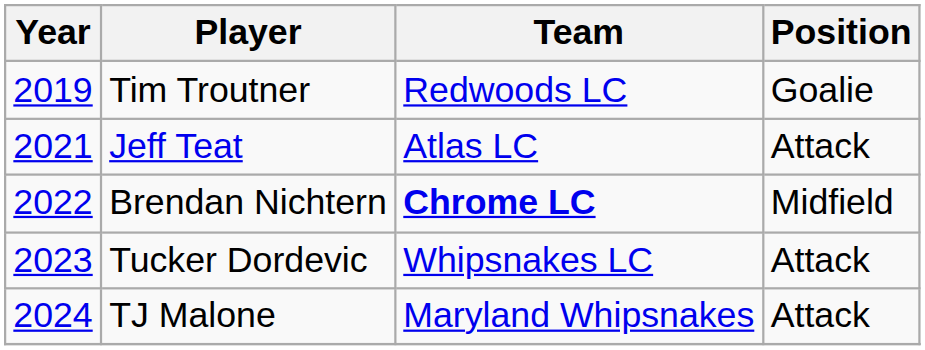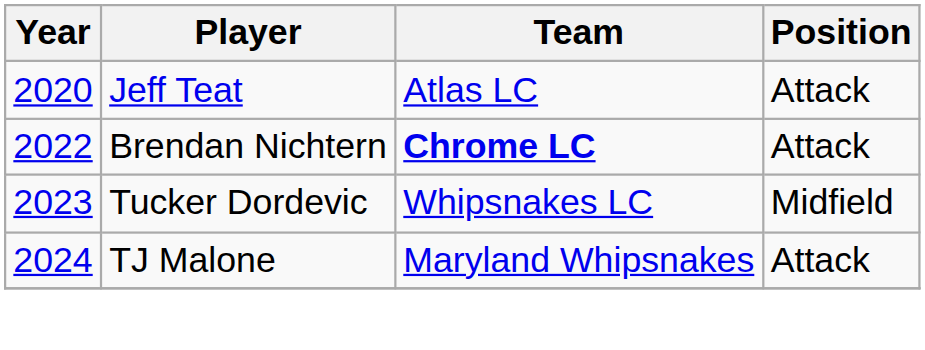- row: (210, 89)
(53, 145) 2021 -> (53, 89) 2020
(832, 202) Midfield -> (820, 145) Attack
(820, 259) Attack -> (832, 202) Midfield
